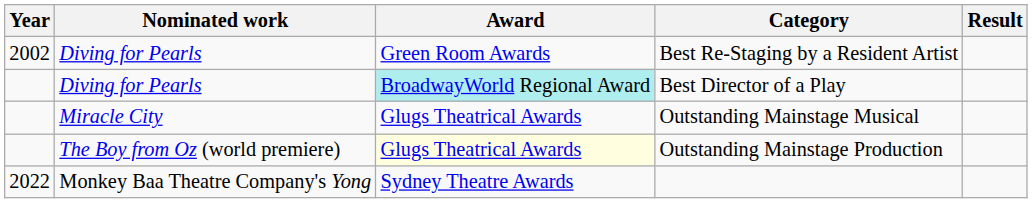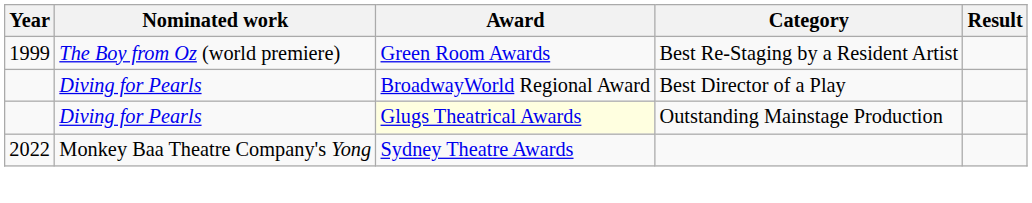(30, 52) 2002 -> (30, 52) 1999
(130, 52) Diving for Pearls -> (200, 52) The Boy from Oz (world premiere)
(515, 85) paleturquoise background -> (515, 85) no background
- row: (789, 117)
(200, 149) The Boy from Oz (world premiere) -> (130, 117) Diving for Pearls
